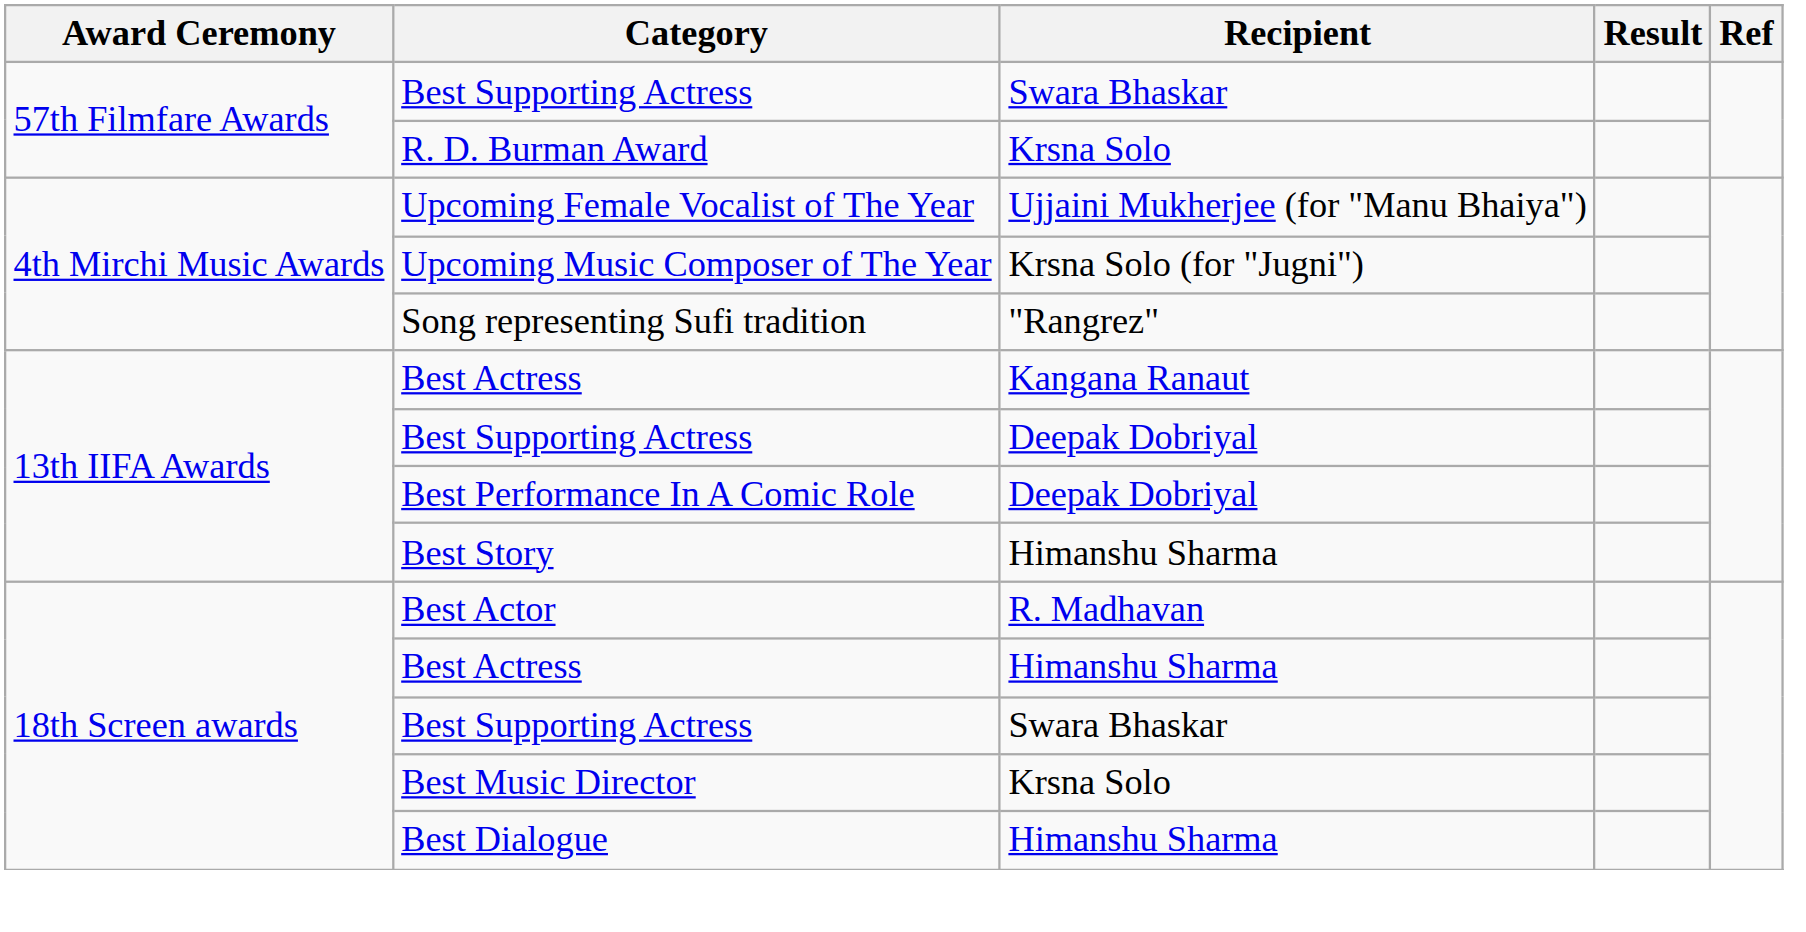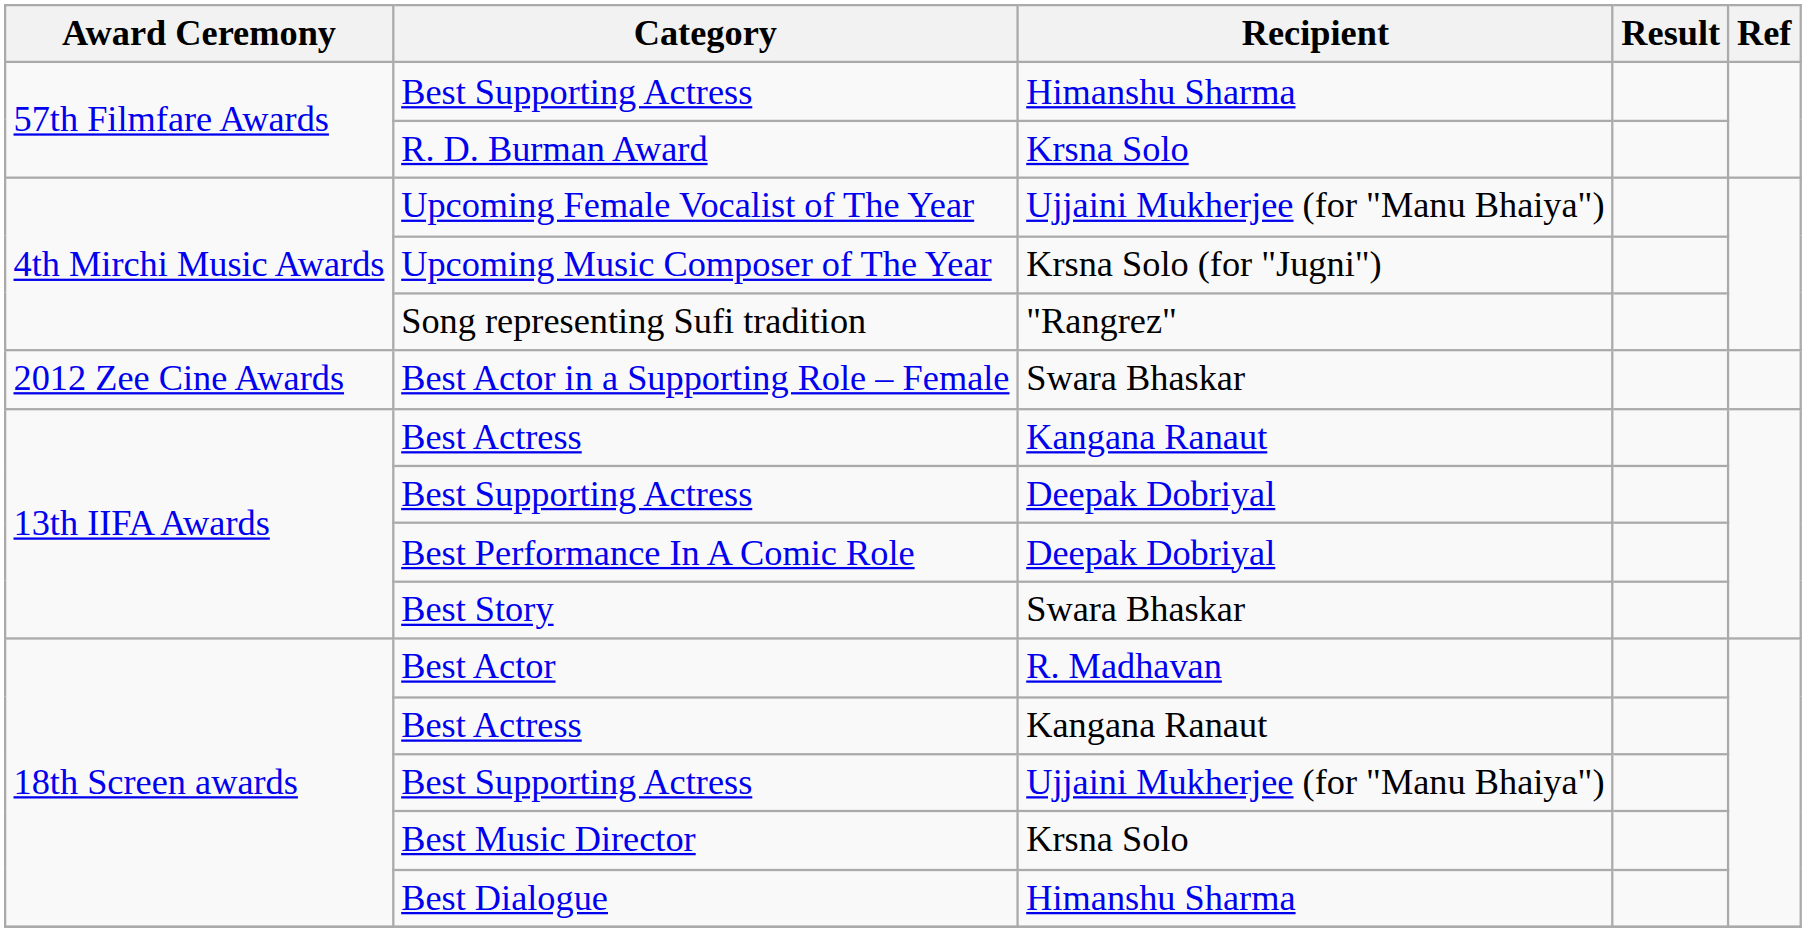(1118, 90) Swara Bhaskar -> (1161, 90) Himanshu Sharma
+ row: (179, 378)
(1143, 551) Himanshu Sharma -> (1136, 609) Swara Bhaskar
(1143, 666) Himanshu Sharma -> (1147, 724) Kangana Ranaut
(1118, 724) Swara Bhaskar -> (1315, 782) Ujjaini Mukherjee (for "Manu Bhaiya")
